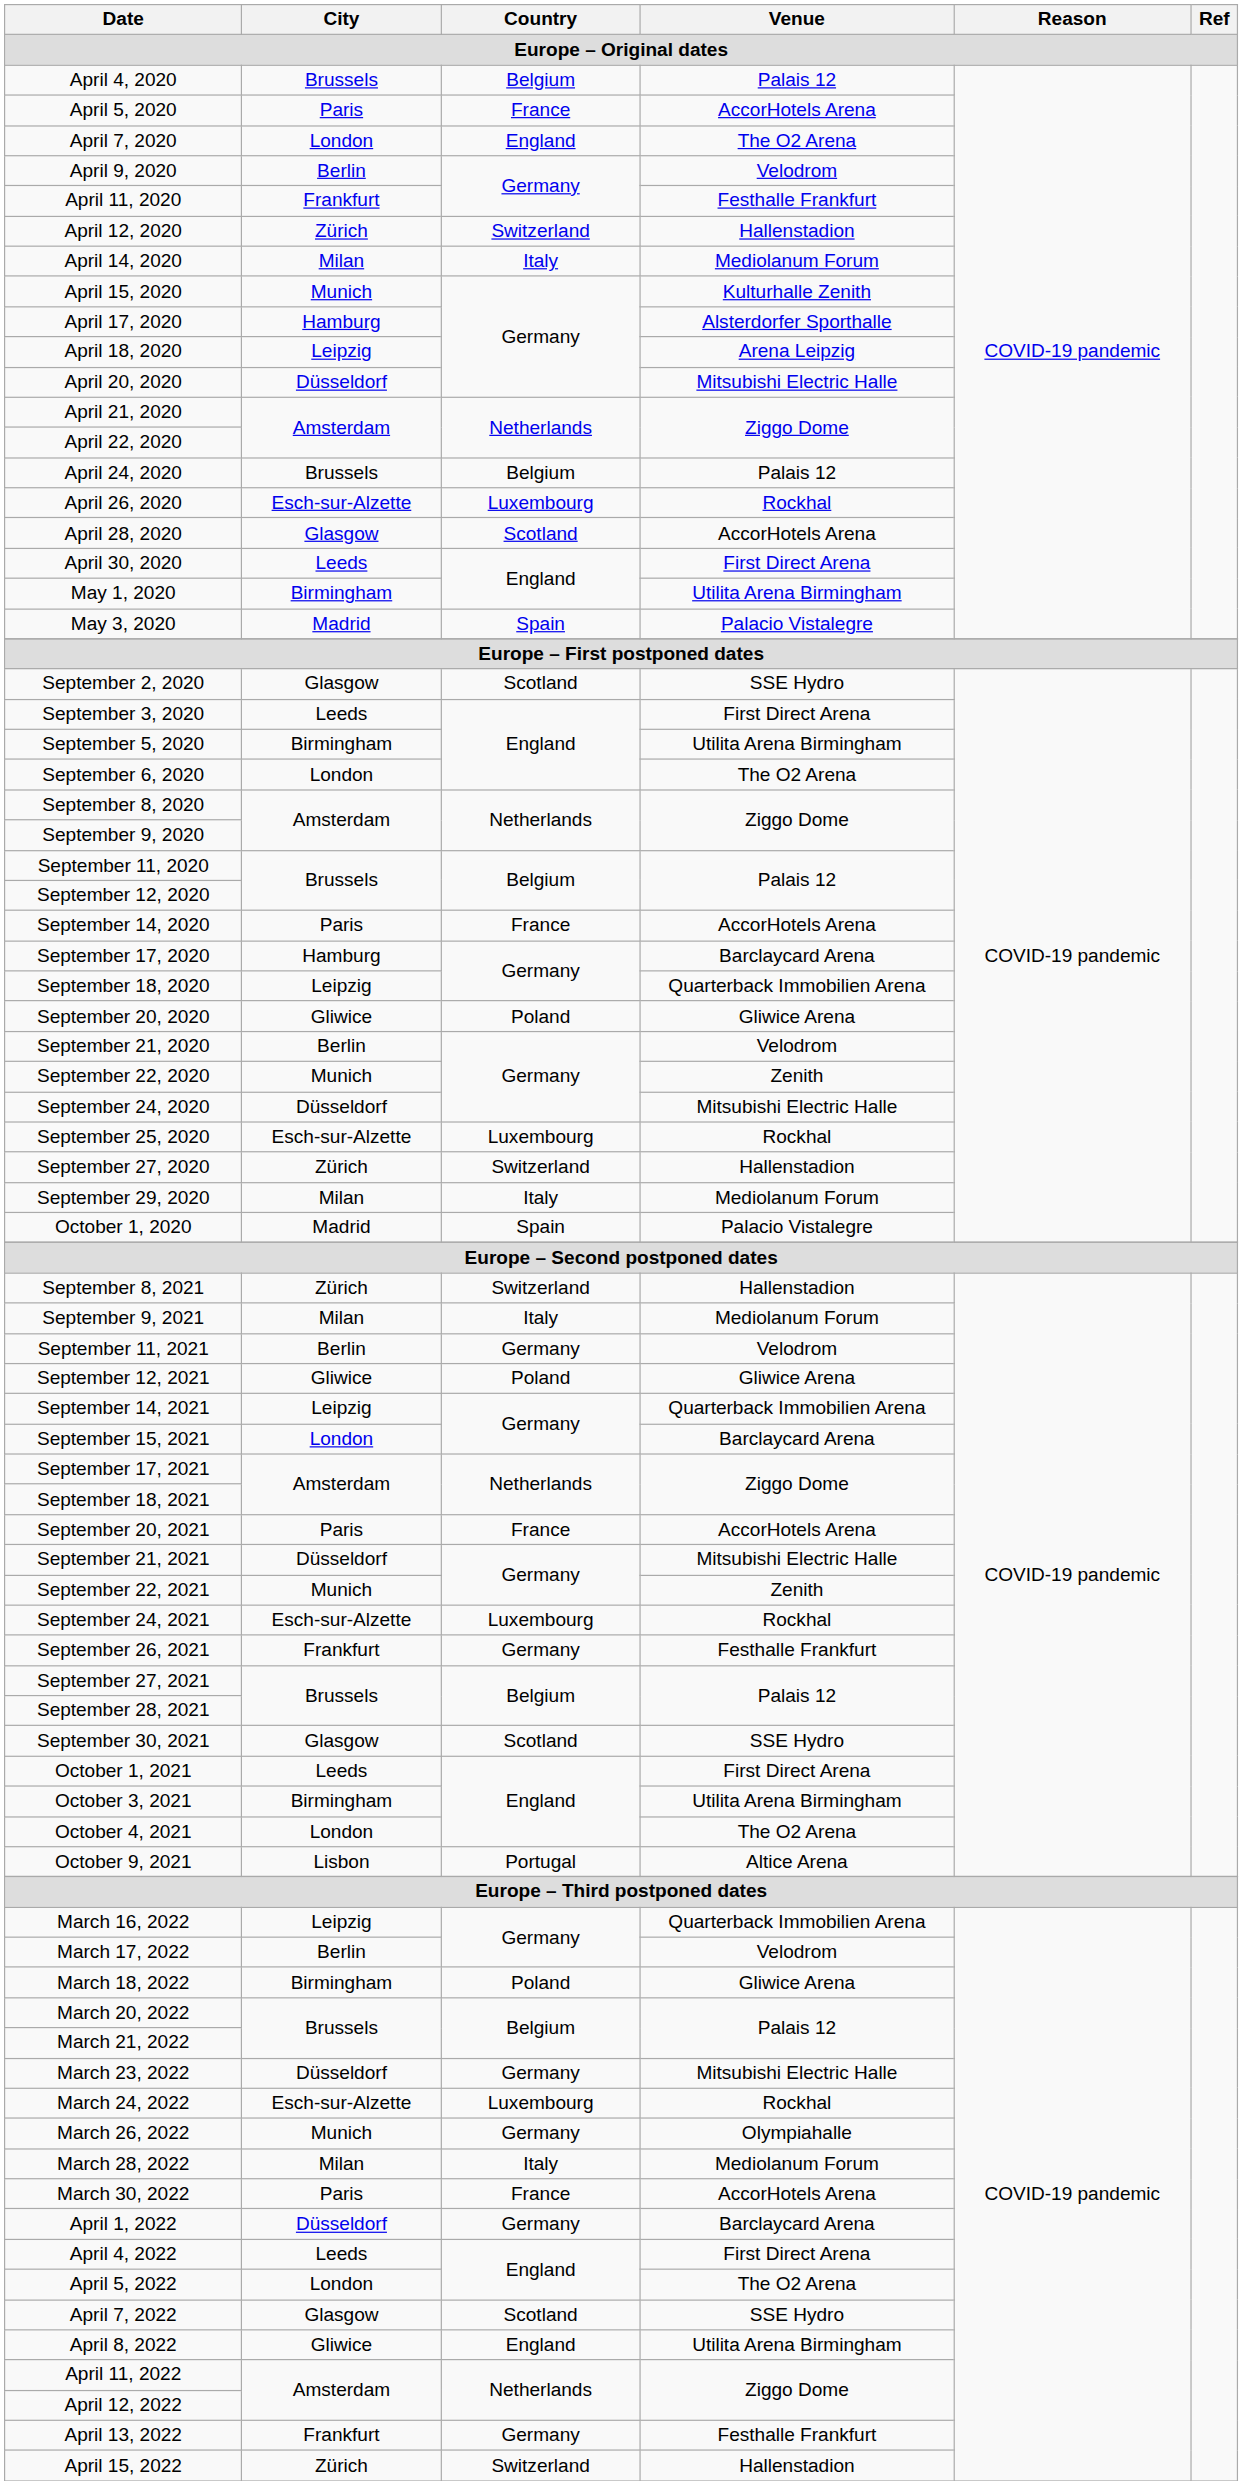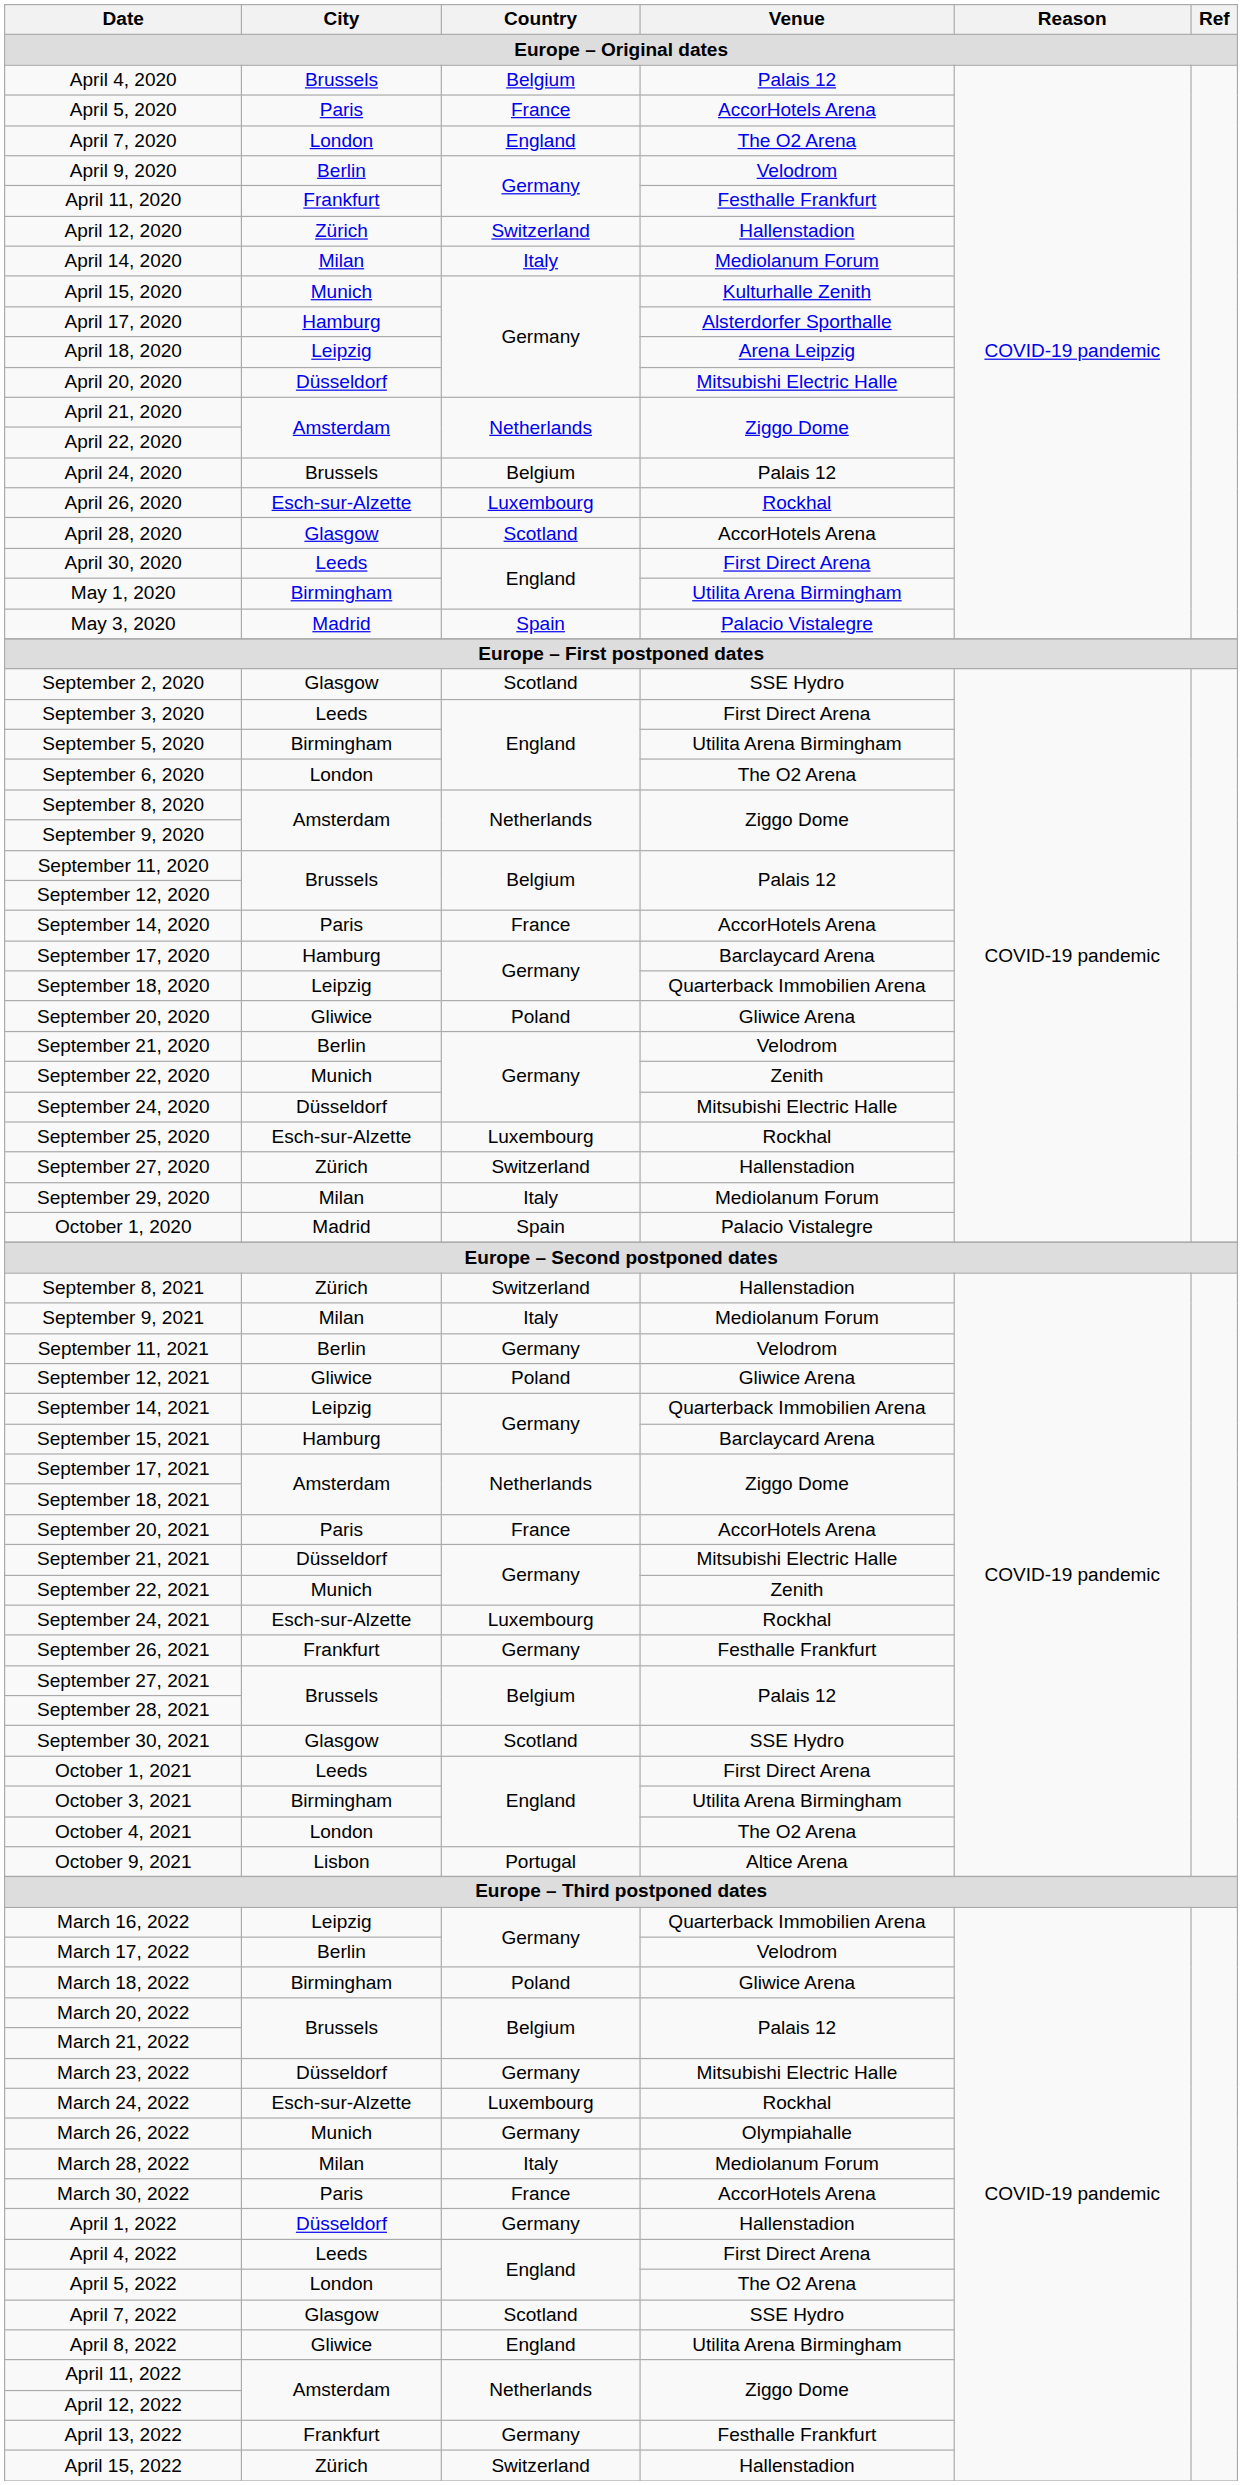(341, 1438) London -> (341, 1438) Hamburg
(797, 2223) Barclaycard Arena -> (797, 2223) Hallenstadion
